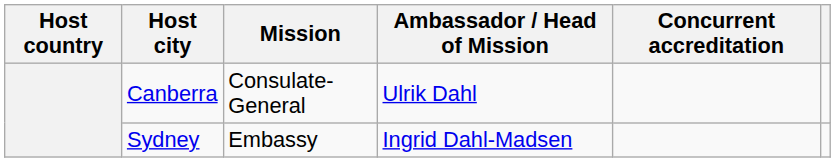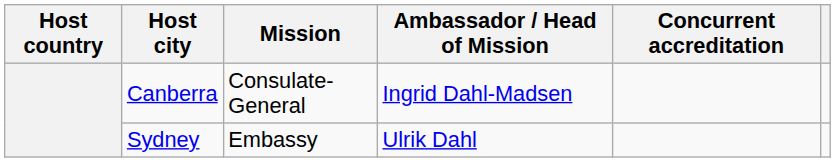(430, 92) Ulrik Dahl -> (477, 92) Ingrid Dahl-Madsen
(477, 139) Ingrid Dahl-Madsen -> (430, 139) Ulrik Dahl
